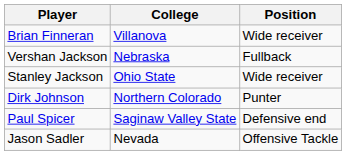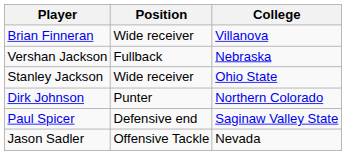columns swapped: (290, 14) <-> (175, 14)
